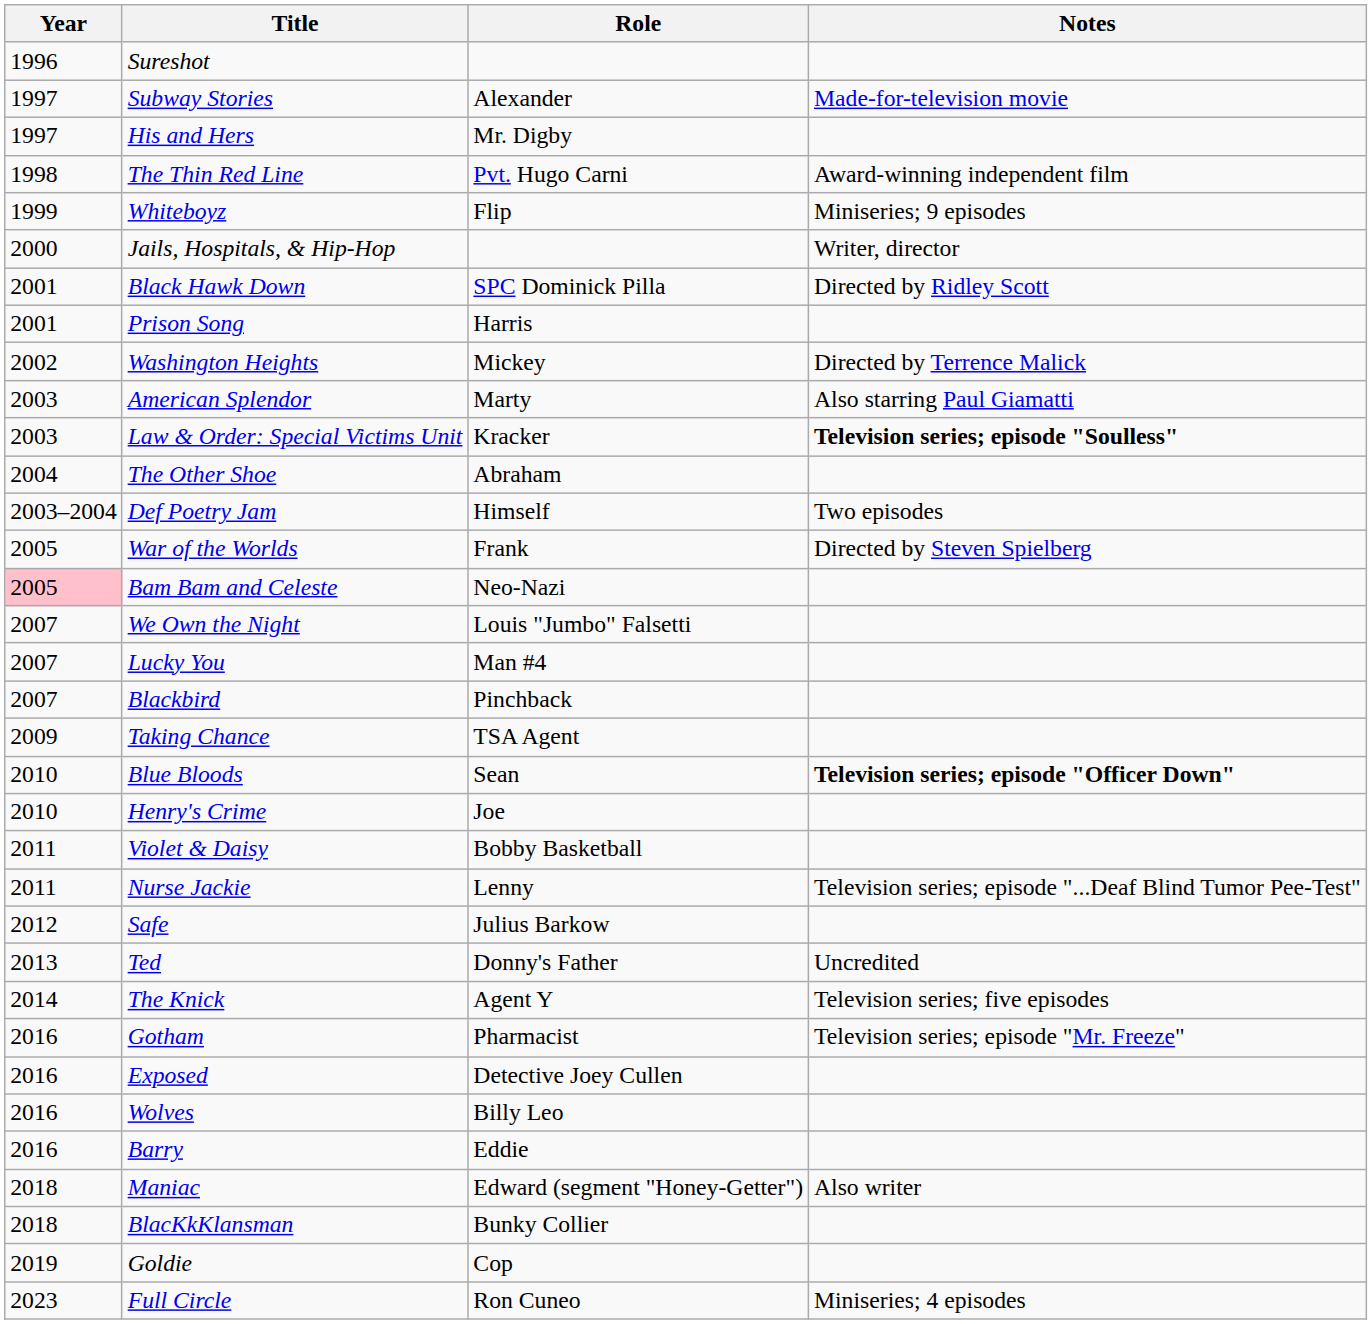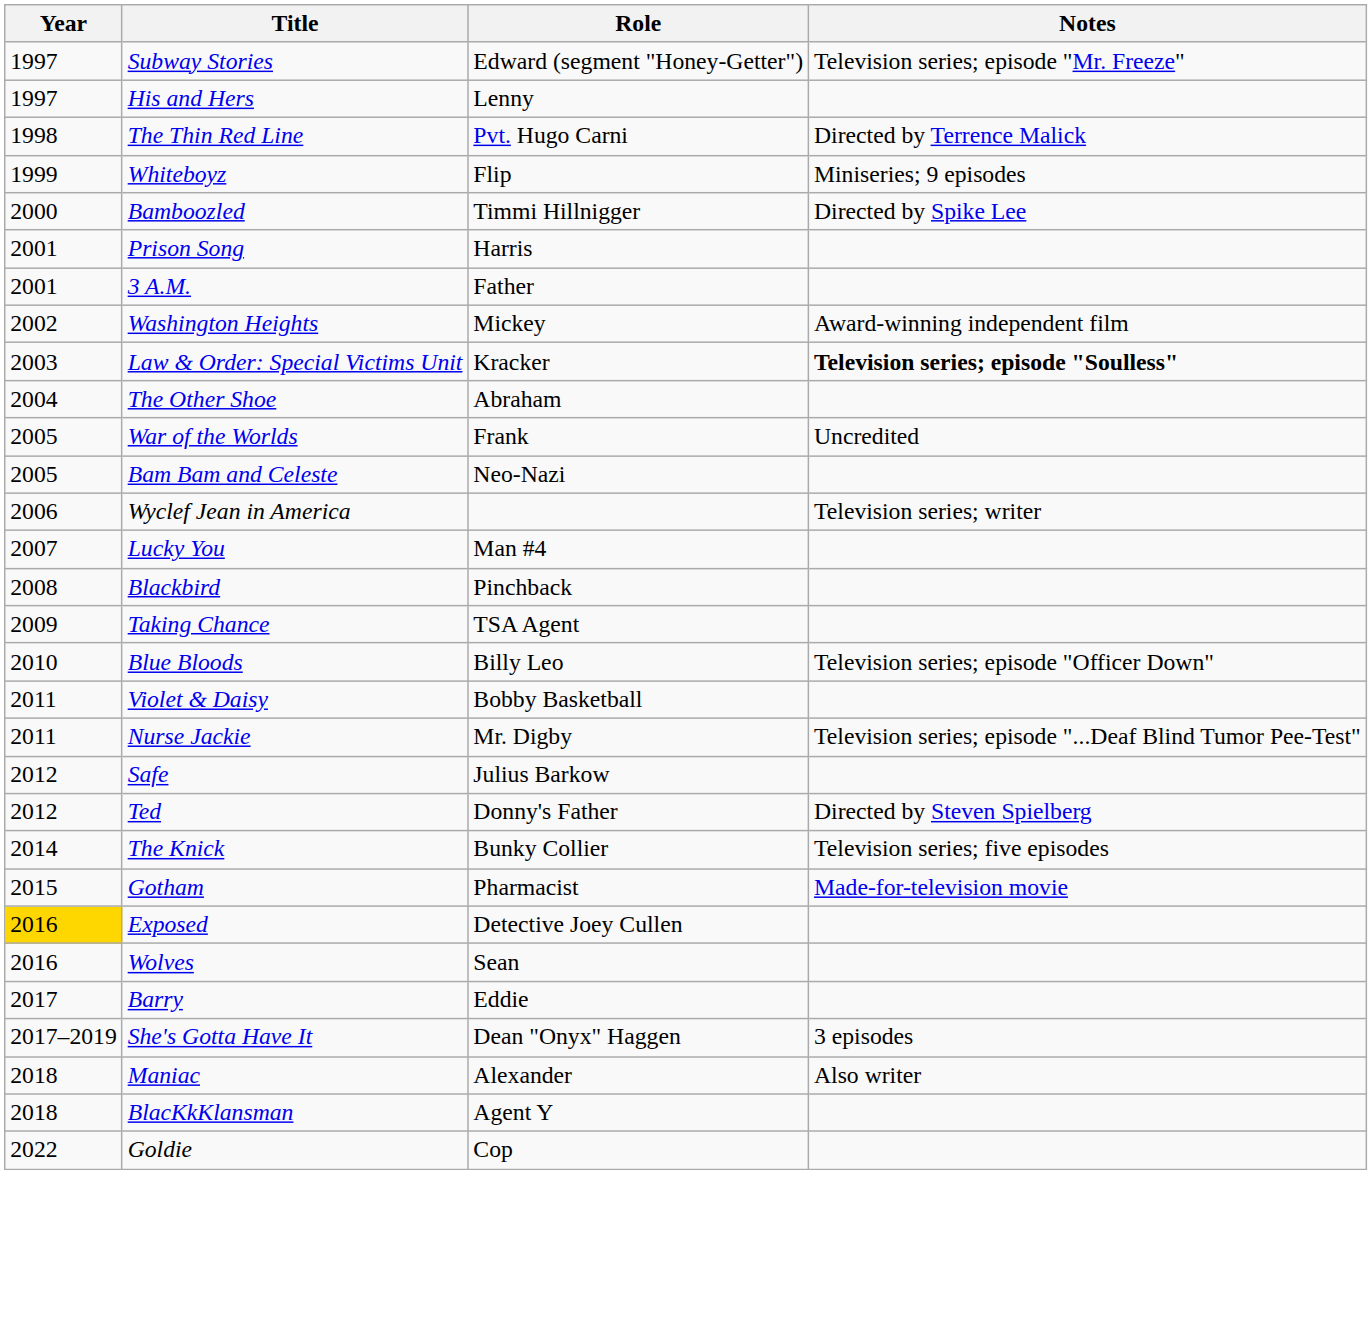- row: (169, 60)
(523, 98) Alexander -> (638, 60) Edward (segment "Honey-Getter")
(941, 98) Made-for-television movie -> (999, 60) Television series; episode "Mr. Freeze"
(523, 135) Mr. Digby -> (504, 98) Lenny
(971, 173) Award-winning independent film -> (950, 135) Directed by Terrence Malick
- row: (262, 248)
+ row: (186, 211)
- row: (216, 286)
+ row: (159, 286)
(950, 361) Directed by Terrence Malick -> (971, 323) Award-winning independent film
- row: (219, 398)
- row: (202, 511)
(953, 549) Directed by Steven Spielberg -> (867, 436) Uncredited
(34, 586) pink background -> (34, 473) no background
+ row: (239, 511)
- row: (214, 624)
(34, 699) 2007 -> (34, 586) 2008
(496, 774) Sean -> (518, 661) Billy Leo
(1024, 774) bold -> (1014, 661) normal
- row: (197, 811)
(504, 887) Lenny -> (523, 736) Mr. Digby
(34, 962) 2013 -> (34, 811) 2012
(867, 962) Uncredited -> (953, 811) Directed by Steven Spielberg
(513, 999) Agent Y -> (541, 849) Bunky Collier
(34, 1037) 2016 -> (34, 887) 2015
(999, 1037) Television series; episode "Mr. Freeze" -> (941, 887) Made-for-television movie
(34, 1074) no background -> (34, 924) gold background
(518, 1112) Billy Leo -> (496, 962) Sean
(34, 1149) 2016 -> (34, 999) 2017
+ row: (220, 1037)
(638, 1187) Edward (segment "Honey-Getter") -> (523, 1074) Alexander
(541, 1225) Bunky Collier -> (513, 1112) Agent Y
(34, 1262) 2019 -> (34, 1149) 2022
- row: (180, 1300)
